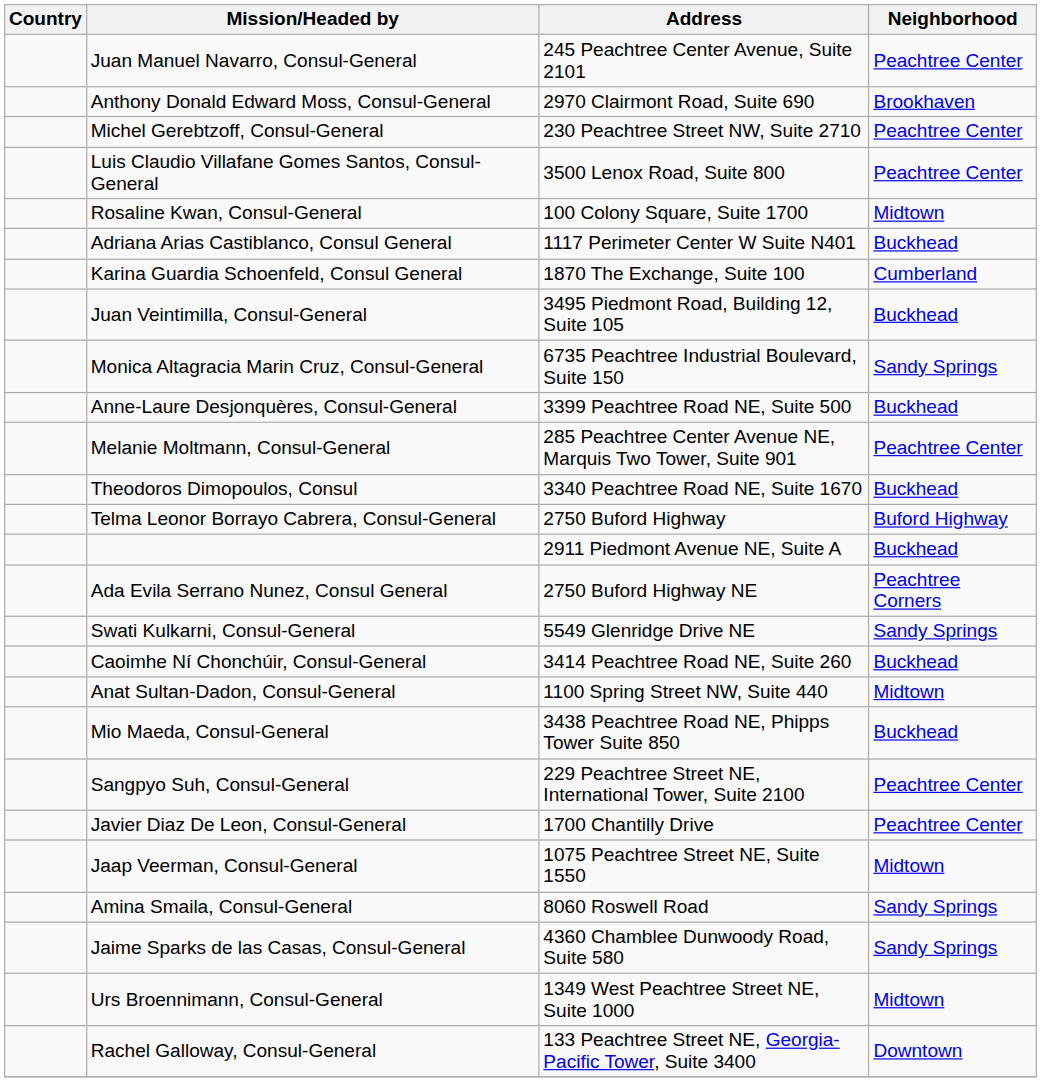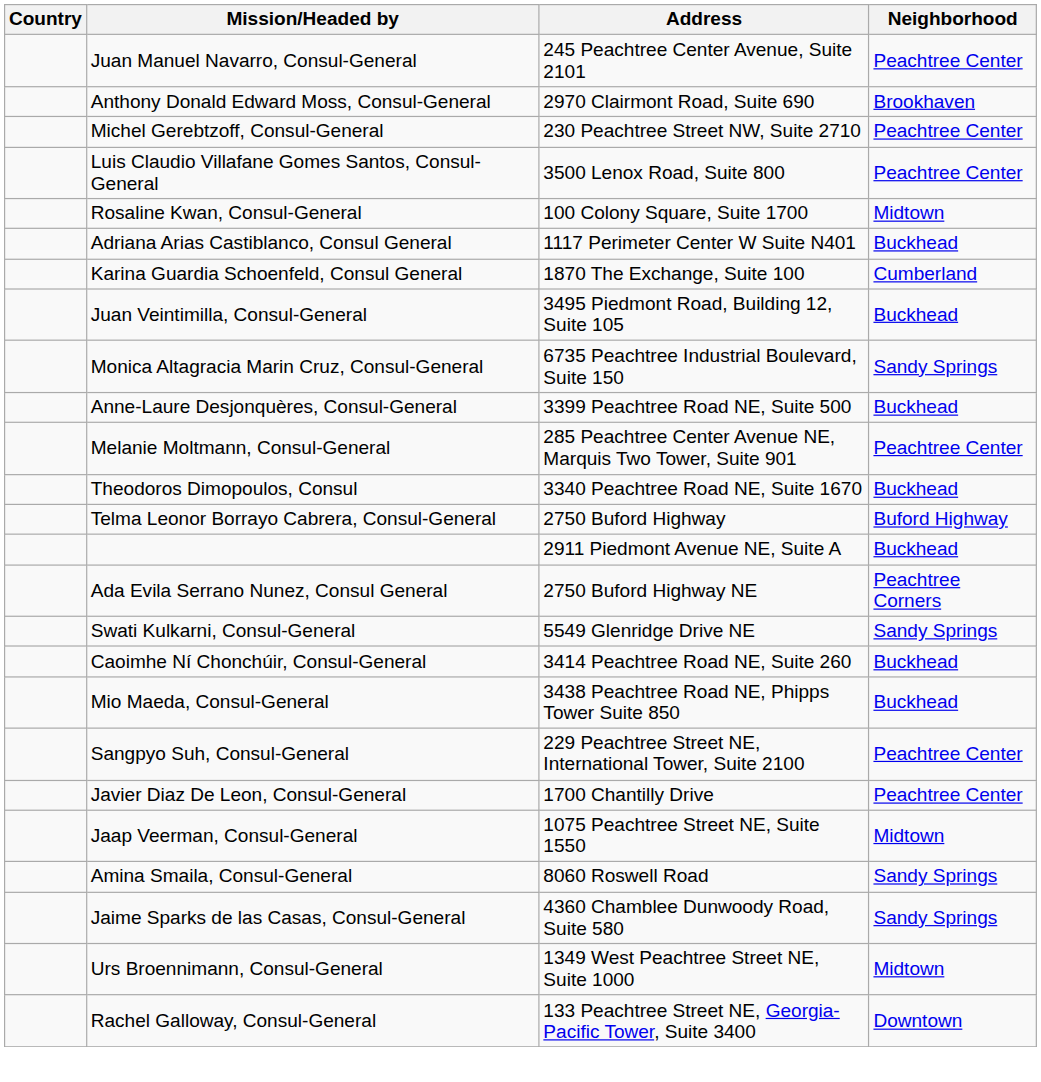- row: (243, 691)
